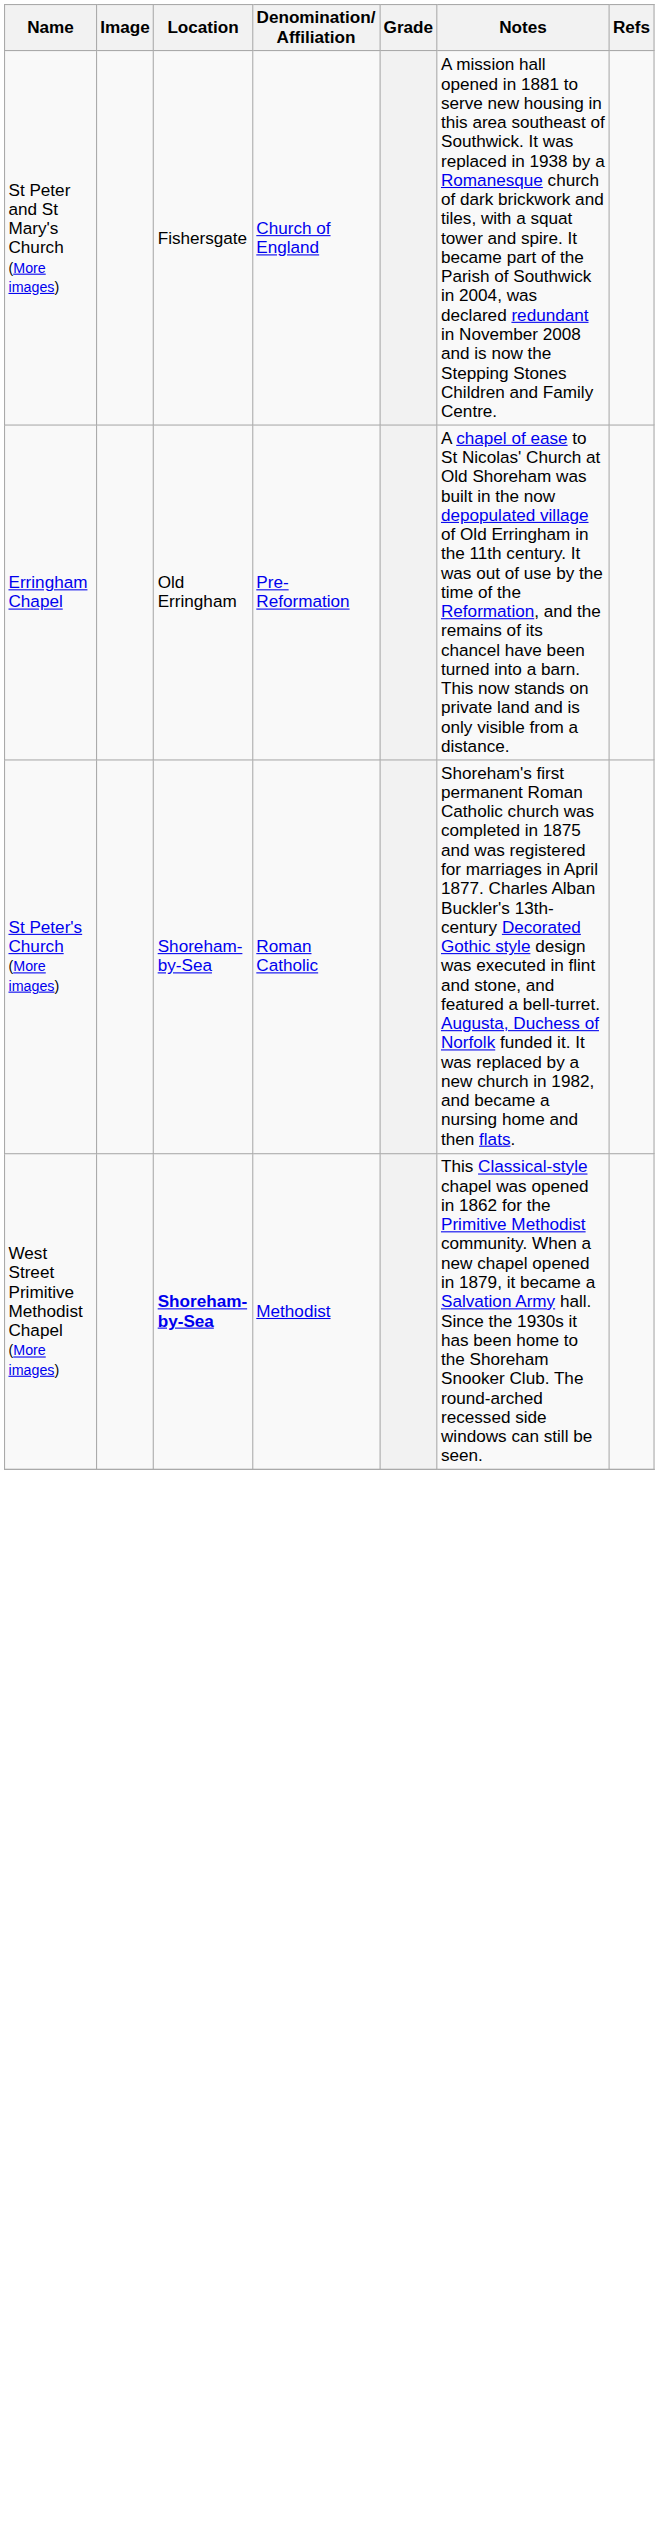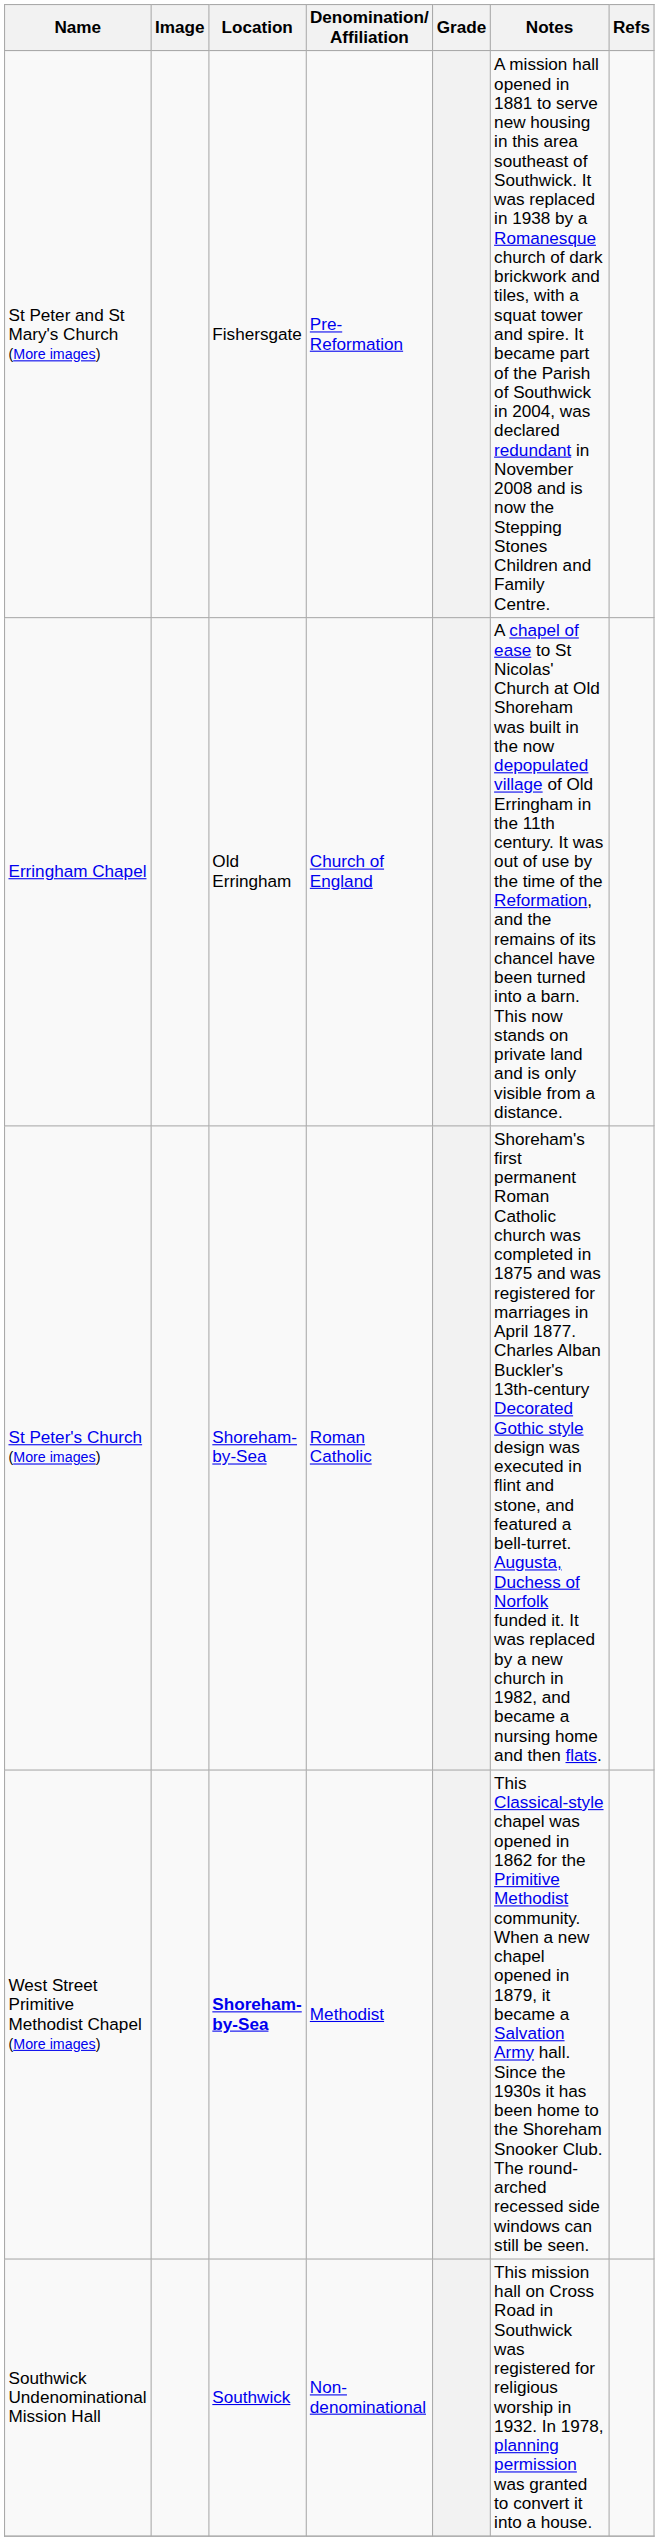(293, 237) Church of England -> (356, 334) Pre-Reformation
(303, 592) Pre-Reformation -> (347, 871) Church of England
+ row: (77, 2397)
